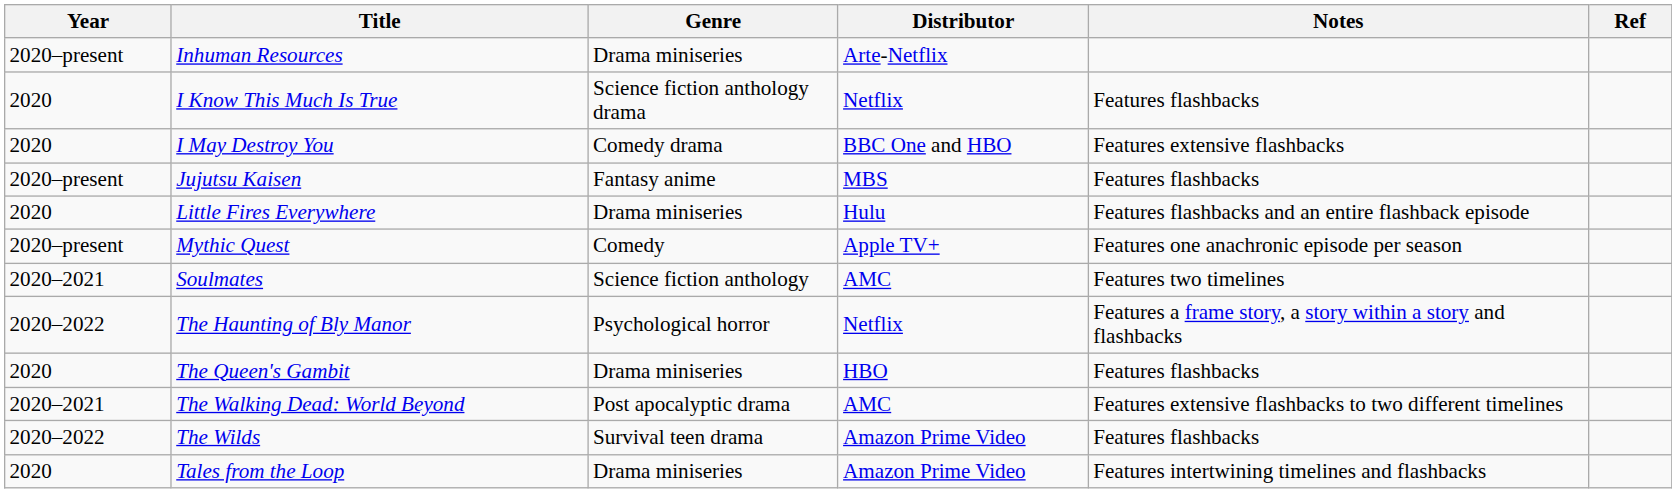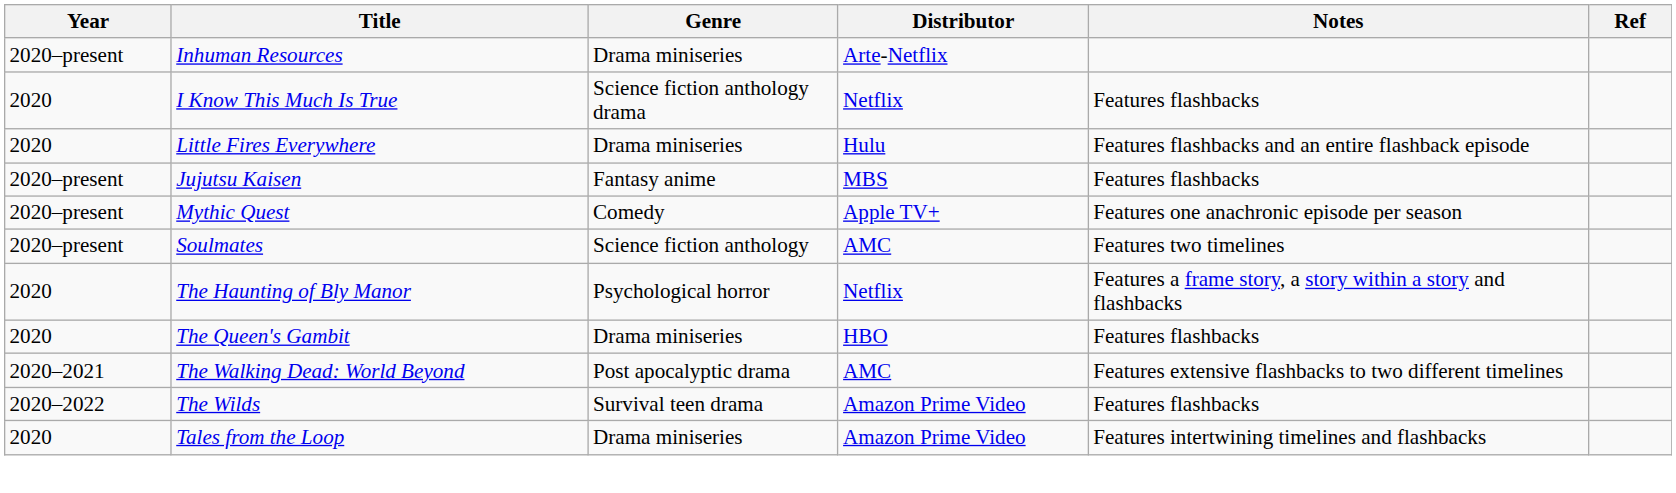- row: (255, 145)
rows swapped: (239, 178) <-> (276, 212)
(57, 279) 2020–2021 -> (66, 245) 2020–present
(57, 324) 2020–2022 -> (31, 291) 2020
